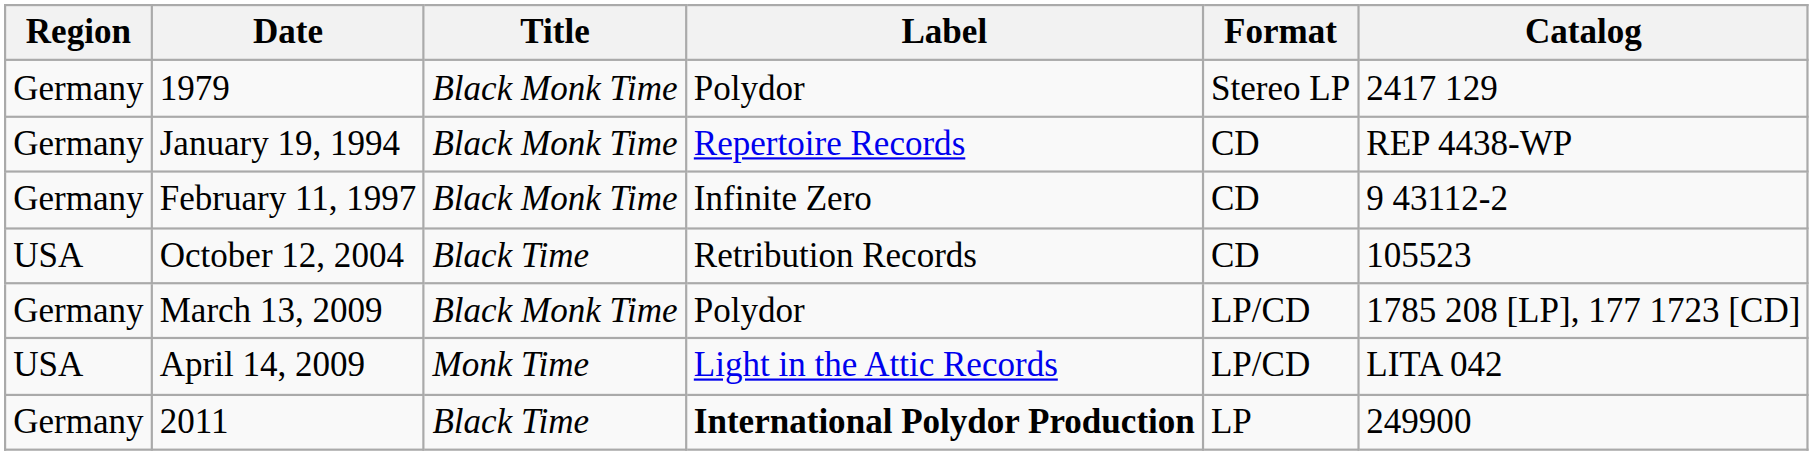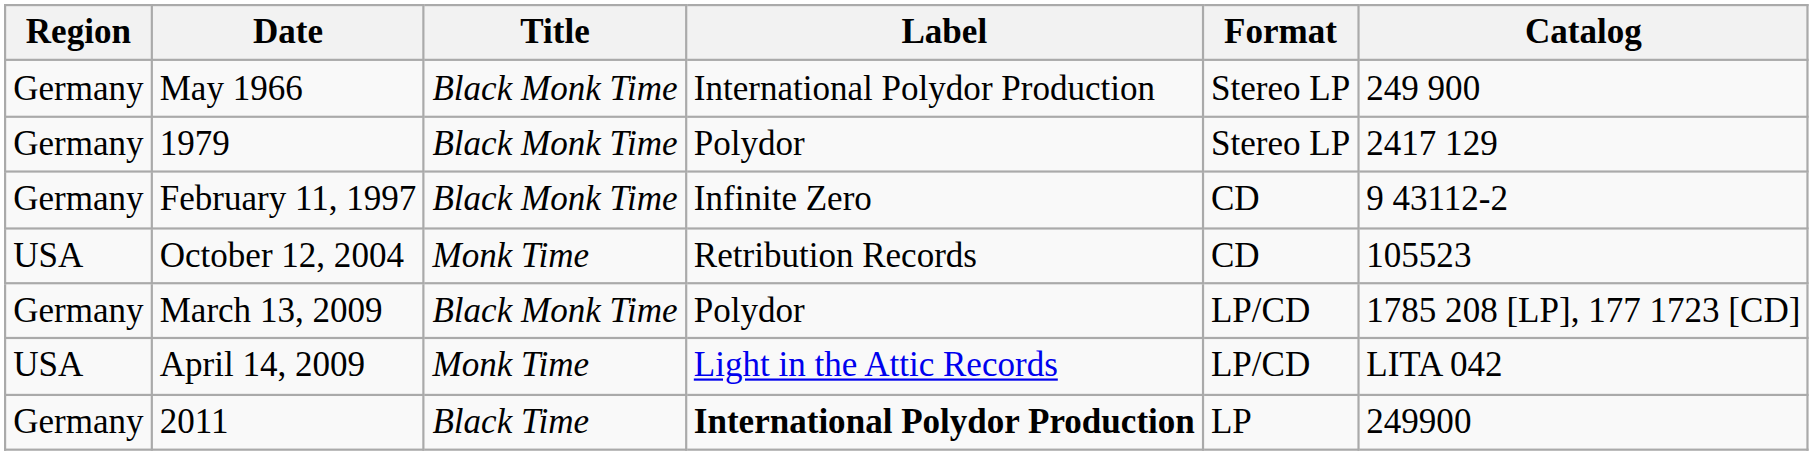+ row: (231, 87)
- row: (280, 143)
(511, 254) Black Time -> (511, 254) Monk Time
